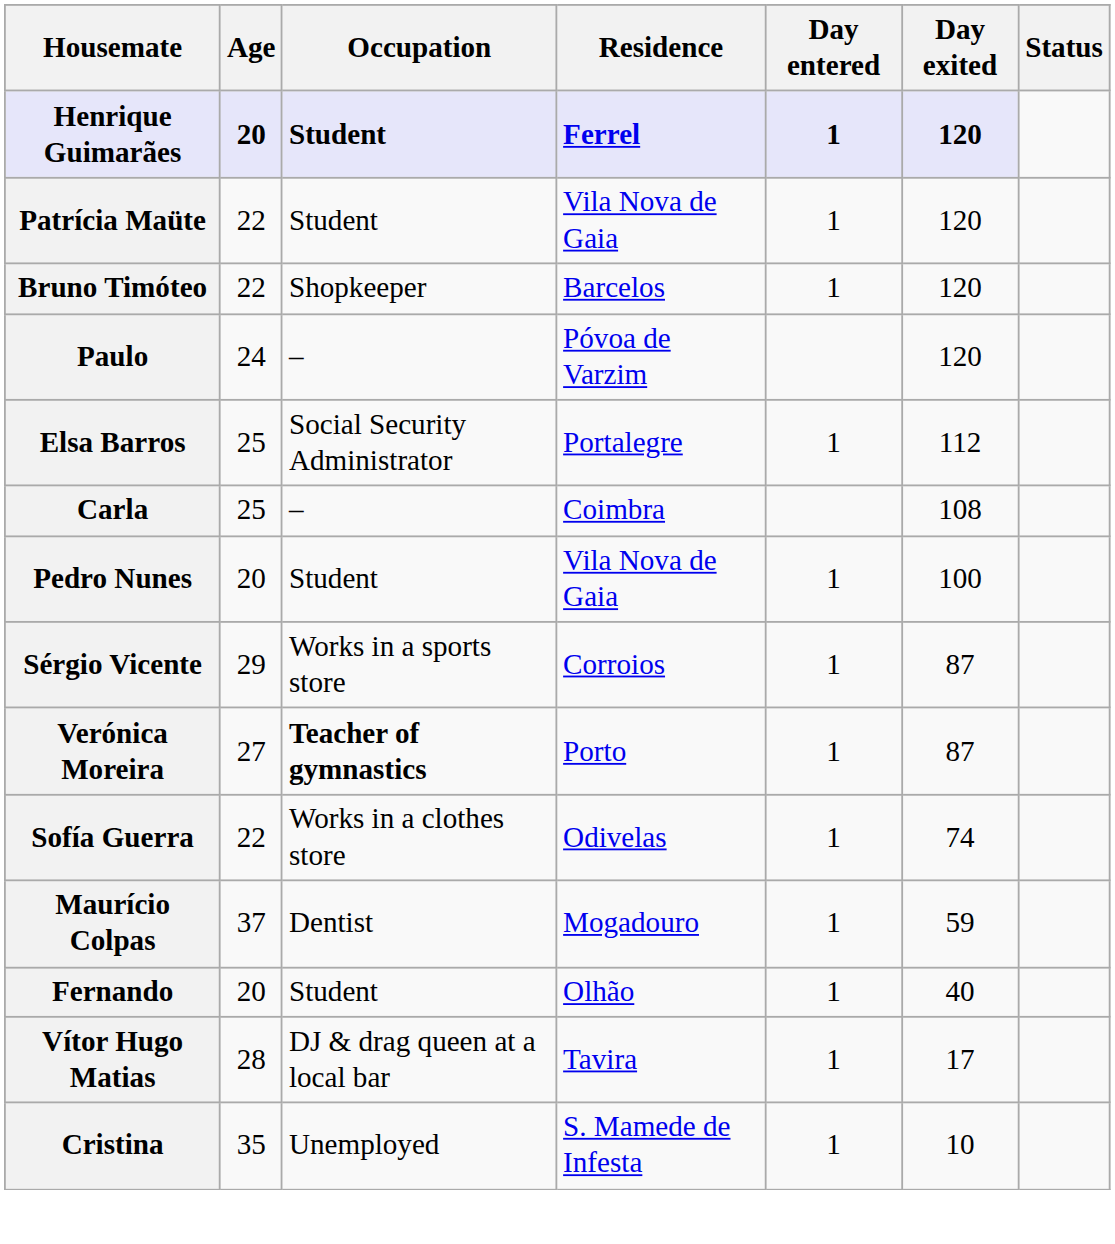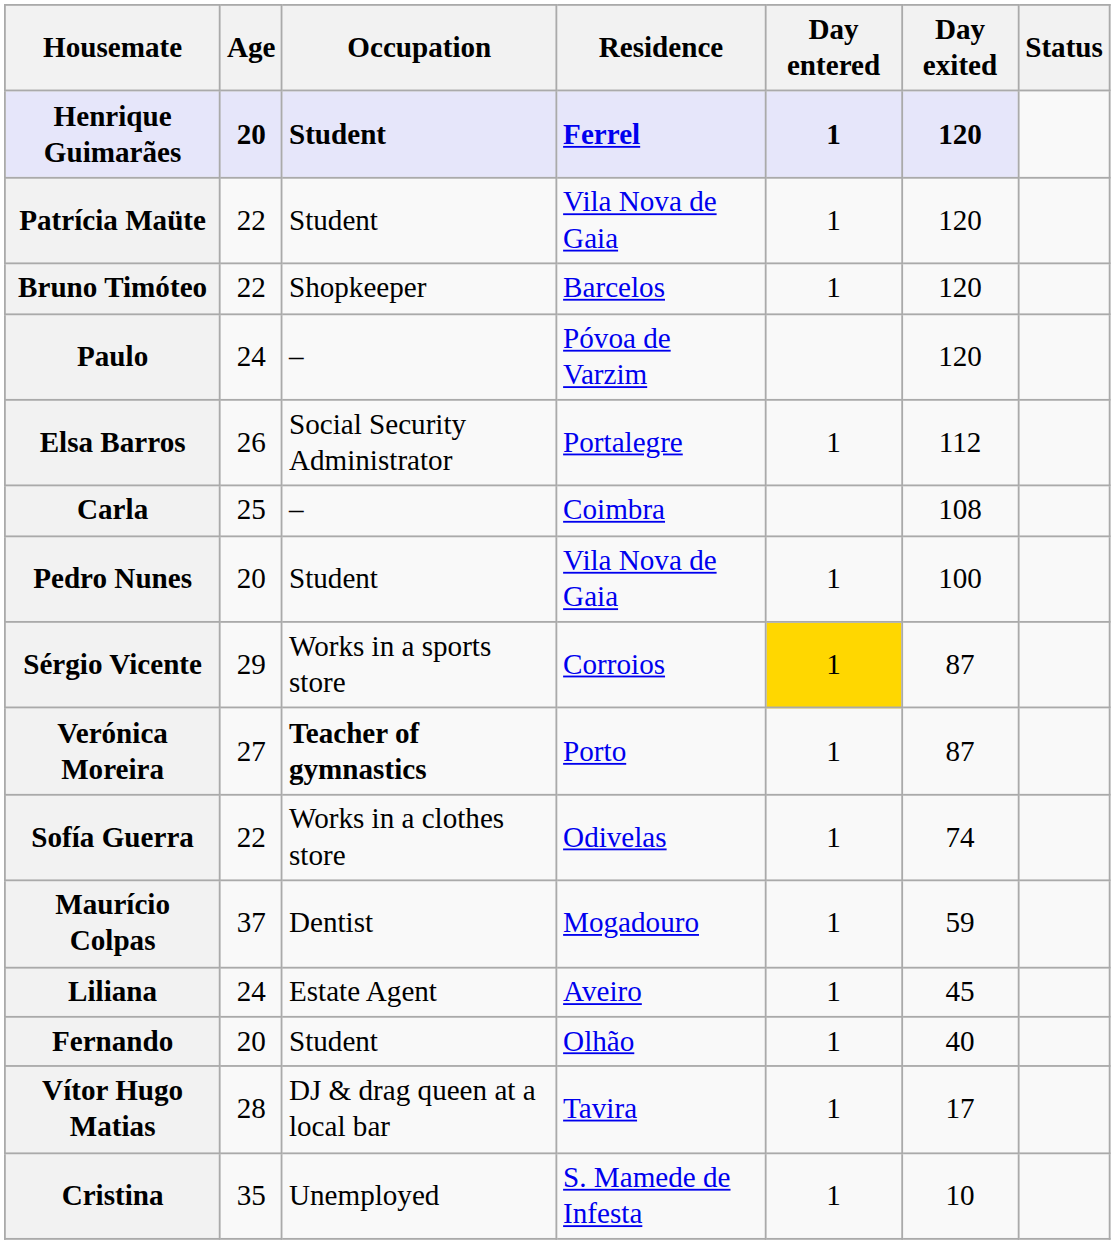(251, 442) 25 -> (251, 442) 26
(834, 664) no background -> (834, 664) gold background
+ row: (113, 991)
